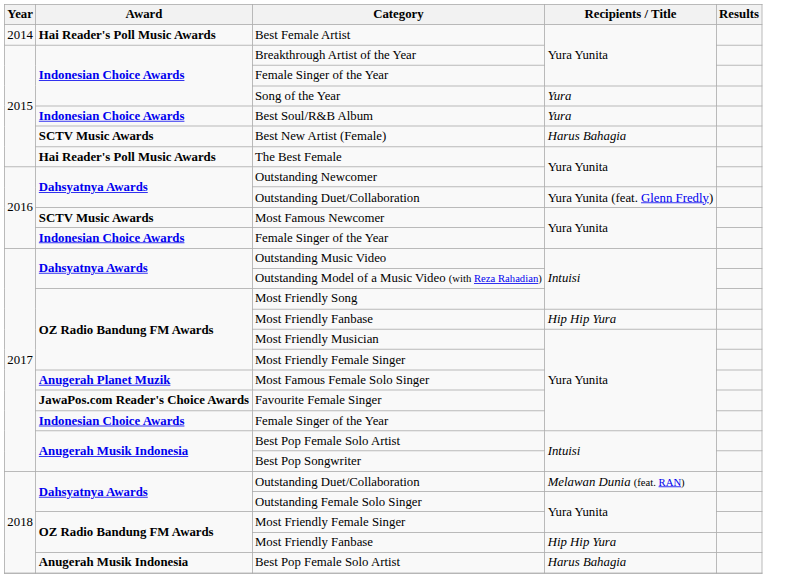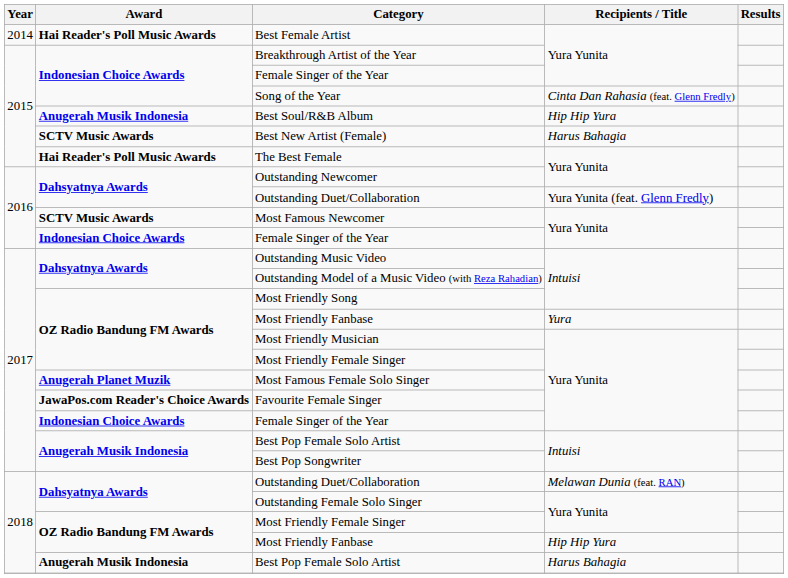(560, 95) Yura -> (641, 95) Cinta Dan Rahasia (feat. Glenn Fredly)
(112, 116) Indonesian Choice Awards -> (114, 116) Anugerah Musik Indonesia
(560, 116) Yura -> (582, 116) Hip Hip Yura
(582, 319) Hip Hip Yura -> (560, 319) Yura
